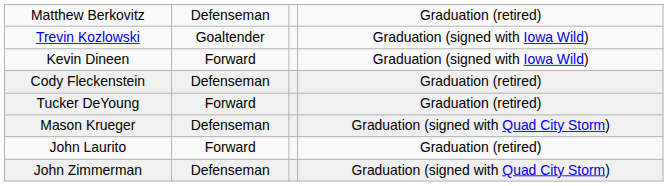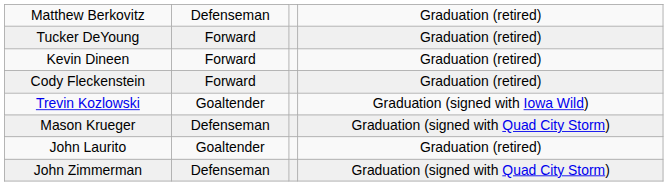rows swapped: (88, 103) <-> (88, 37)
(481, 59) Graduation (signed with Iowa Wild) -> (481, 59) Graduation (retired)
(230, 81) Defenseman -> (230, 81) Forward
(230, 147) Forward -> (230, 147) Goaltender
